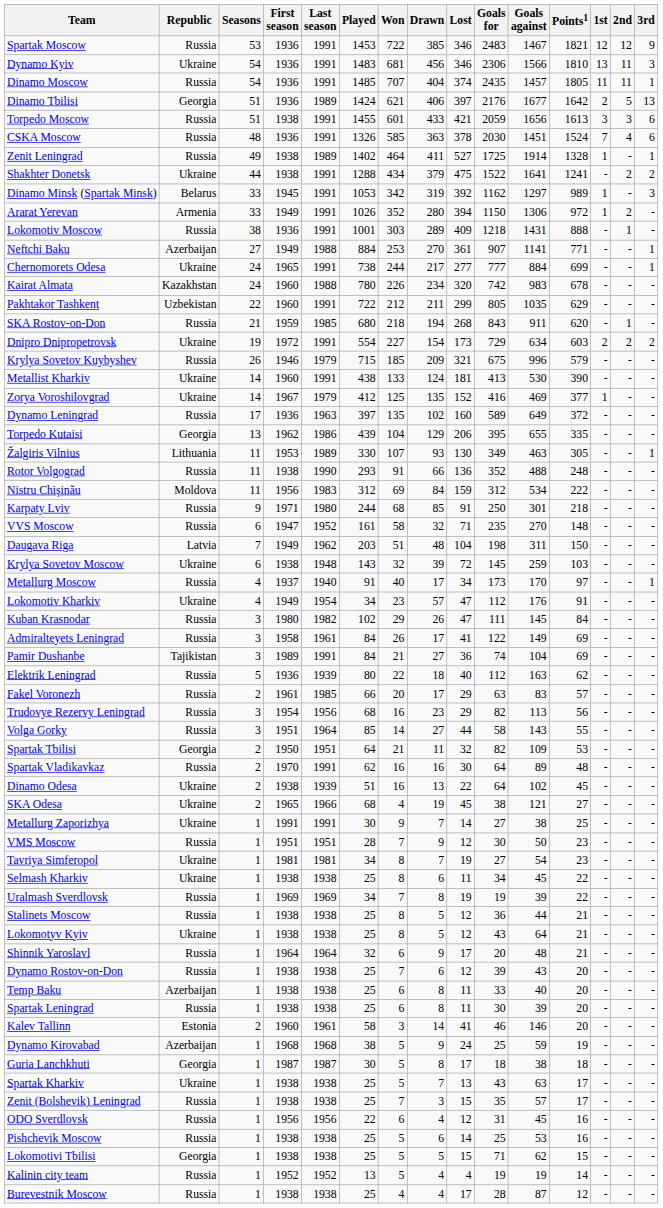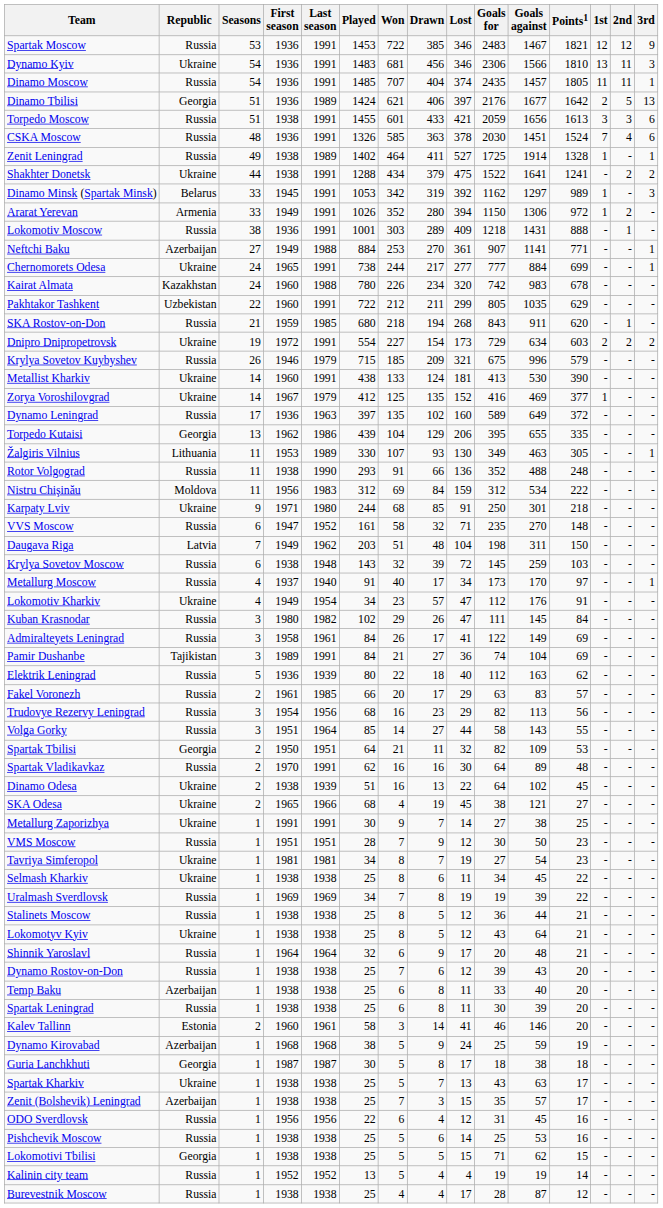(201, 508) Russia -> (198, 508) Ukraine
(198, 564) Ukraine -> (201, 564) Russia
(201, 1101) Russia -> (191, 1101) Azerbaijan
